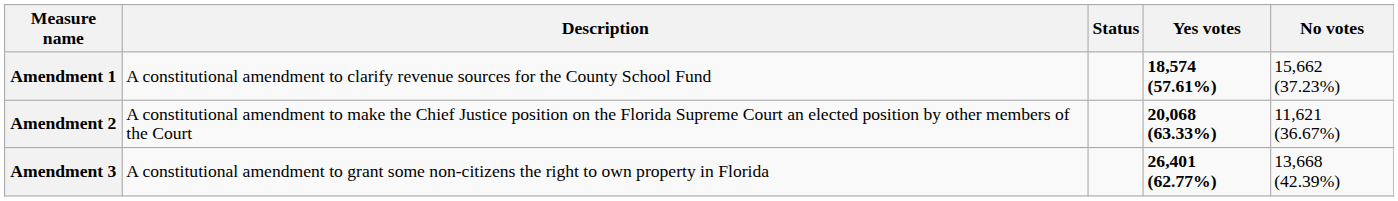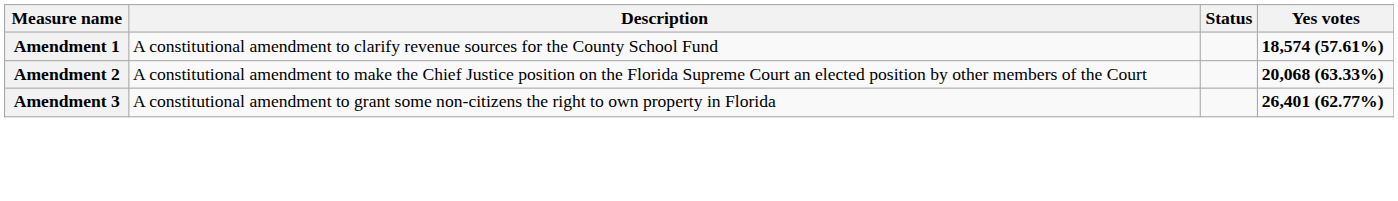- column: (1332, 28)
